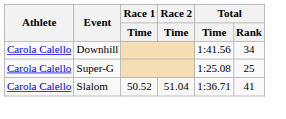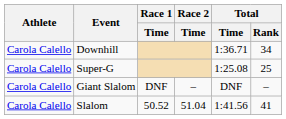(214, 50) 1:41.56 -> (231, 50) 1:36.71
+ row: (106, 87)
(214, 87) 1:36.71 -> (231, 105) 1:41.56
